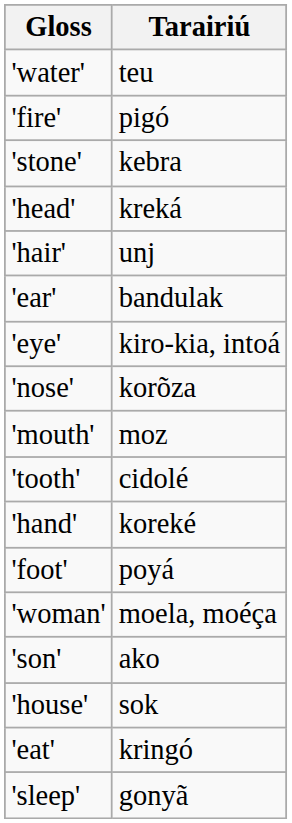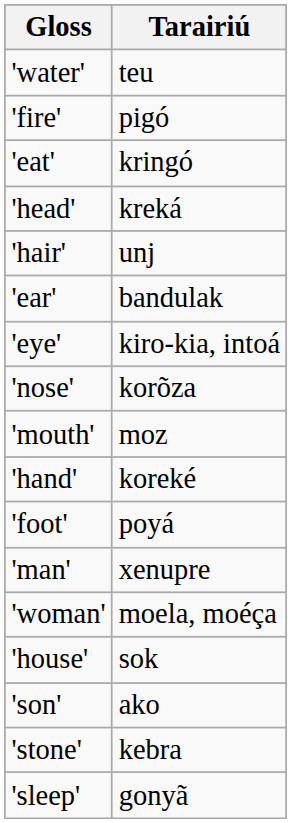rows swapped: (47, 162) <-> (33, 749)
- row: (46, 478)
+ row: (41, 569)
rows swapped: (36, 659) <-> (50, 704)
